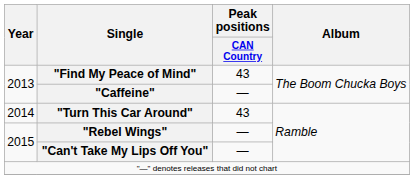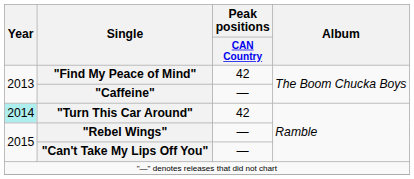(243, 74) 43 -> (243, 74) 42
(21, 113) no background -> (21, 113) paleturquoise background
(243, 113) 43 -> (243, 113) 42
